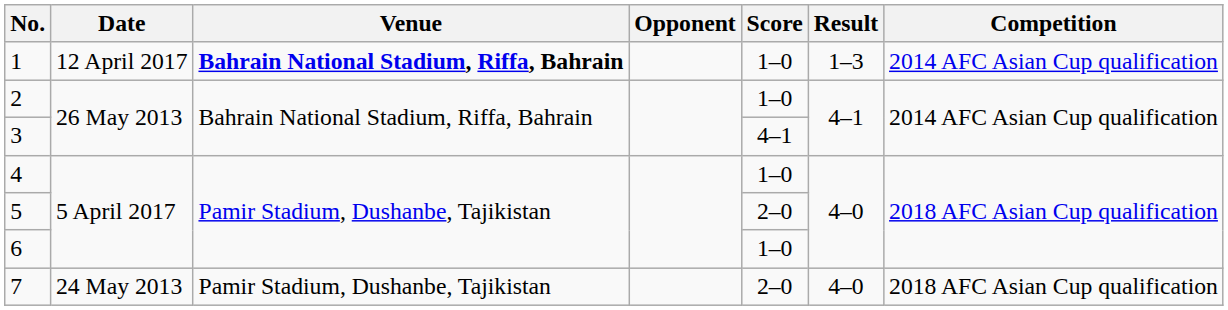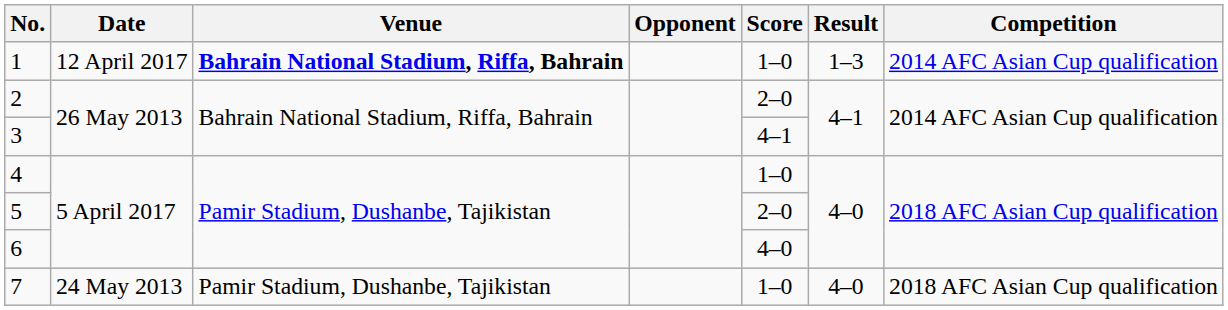(775, 98) 1–0 -> (775, 98) 2–0
(775, 248) 1–0 -> (775, 248) 4–0
(775, 286) 2–0 -> (775, 286) 1–0
